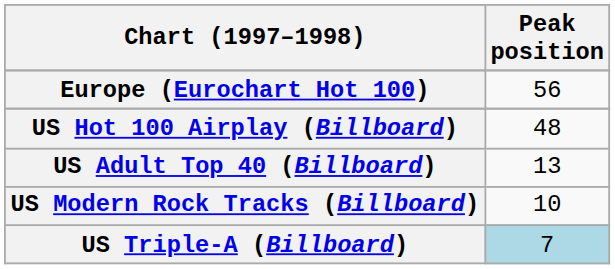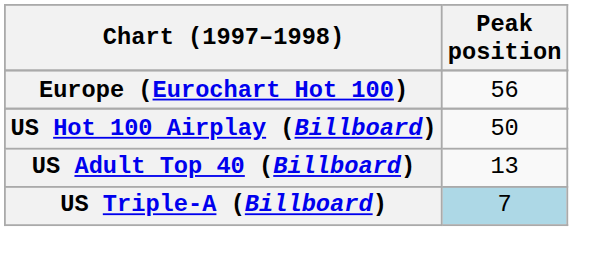(547, 129) 48 -> (505, 129) 50
- row: (245, 206)
